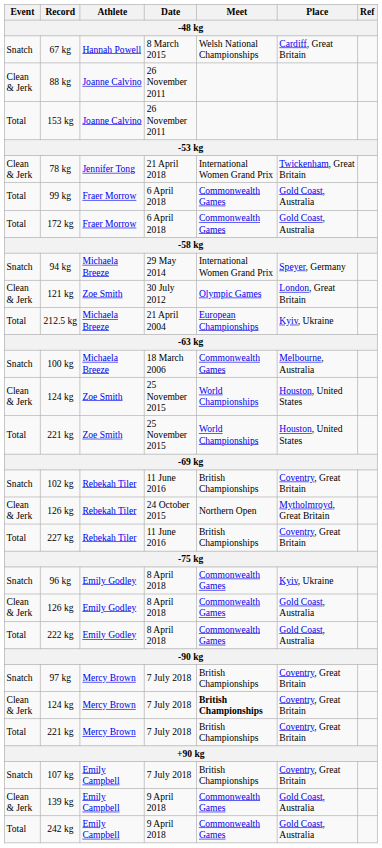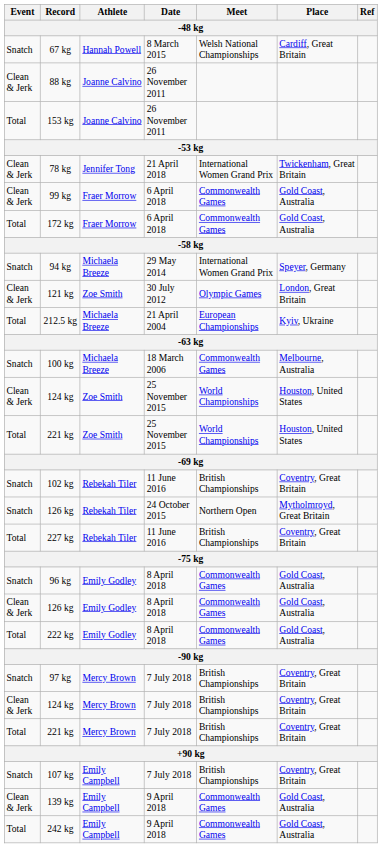(16, 196) Total -> (19, 196) Clean & Jerk
(19, 511) Clean & Jerk -> (20, 511) Snatch
(306, 581) Kyiv, Ukraine -> (302, 581) Gold Coast, Australia
(231, 705) bold -> (229, 705) normal
